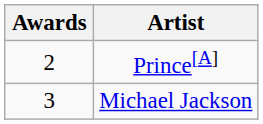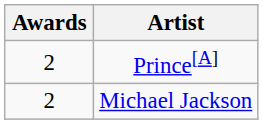(49, 101) 3 -> (49, 101) 2
